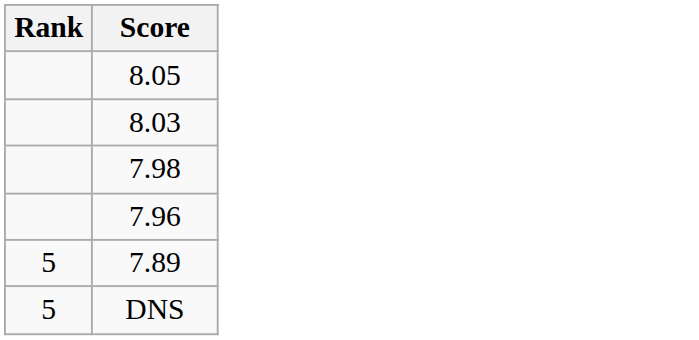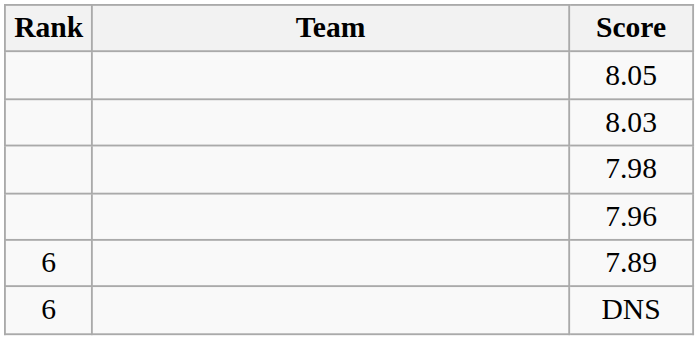+ column: (331, 27)
(49, 262) 5 -> (49, 262) 6
(49, 309) 5 -> (49, 309) 6
